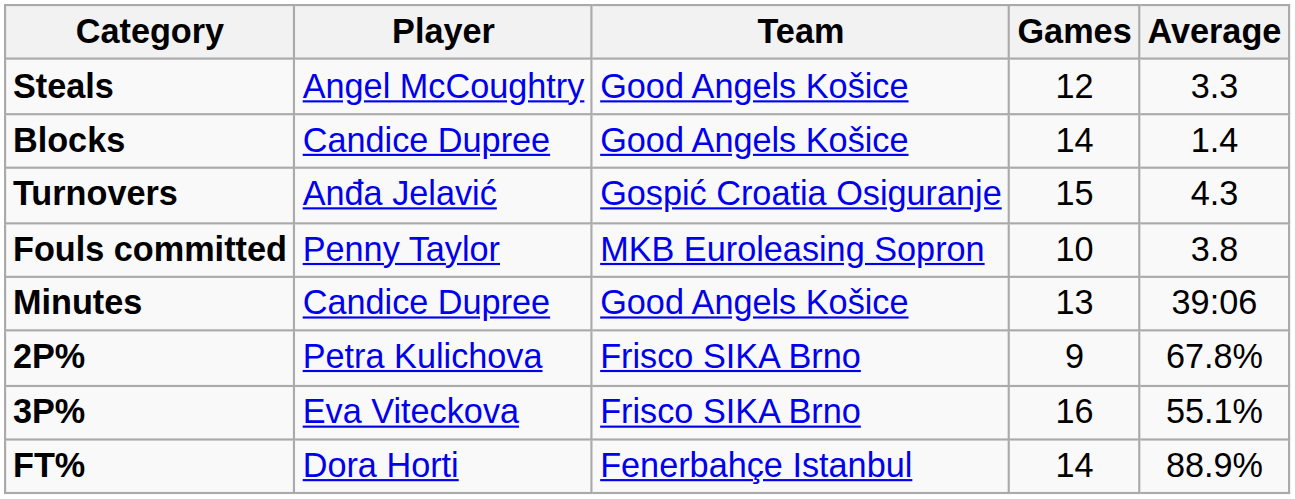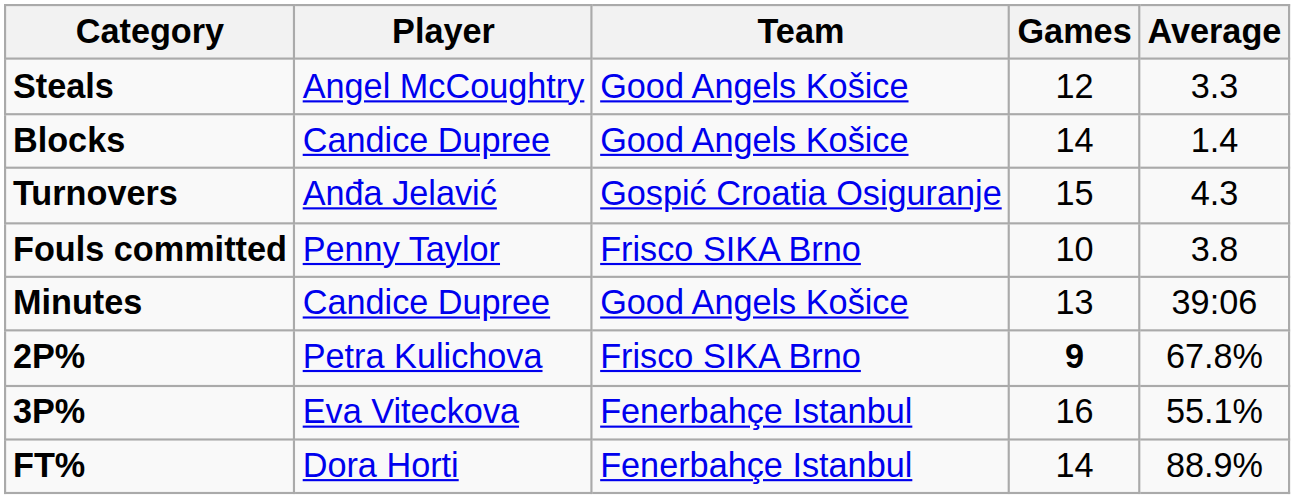(792, 248) MKB Euroleasing Sopron -> (731, 248) Frisco SIKA Brno
(1075, 357) normal -> (1075, 357) bold
(731, 411) Frisco SIKA Brno -> (756, 411) Fenerbahçe Istanbul
